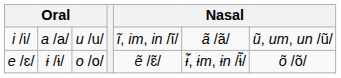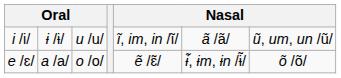(55, 38) a /a/ -> (55, 38) ɨ /ɨ/
(55, 61) ɨ /ɨ/ -> (55, 61) a /a/
